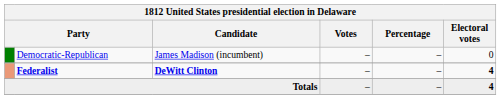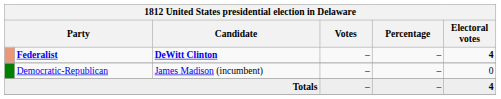rows swapped: (37, 71) <-> (62, 55)
